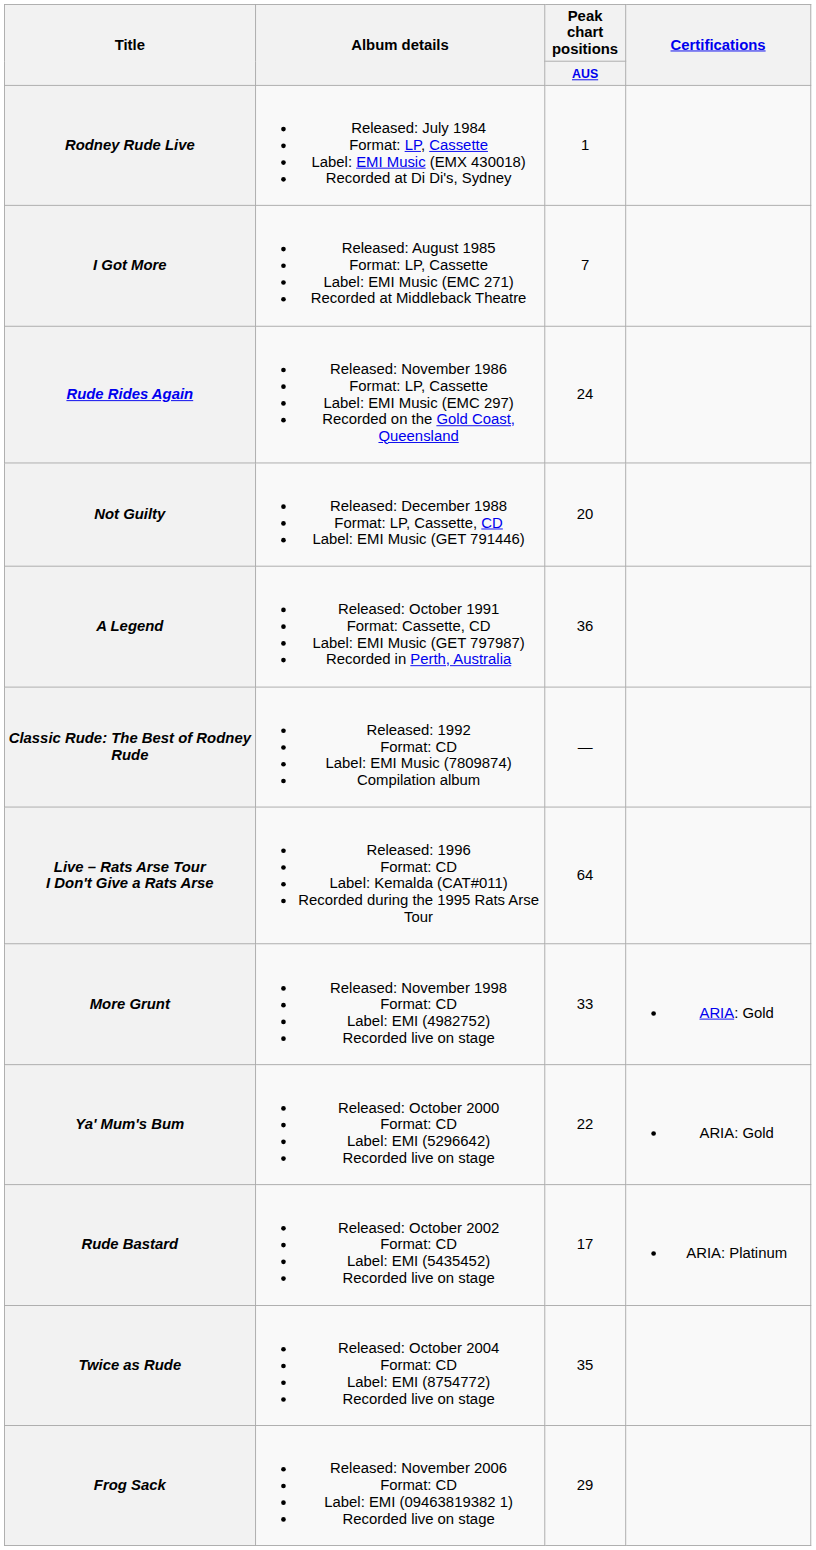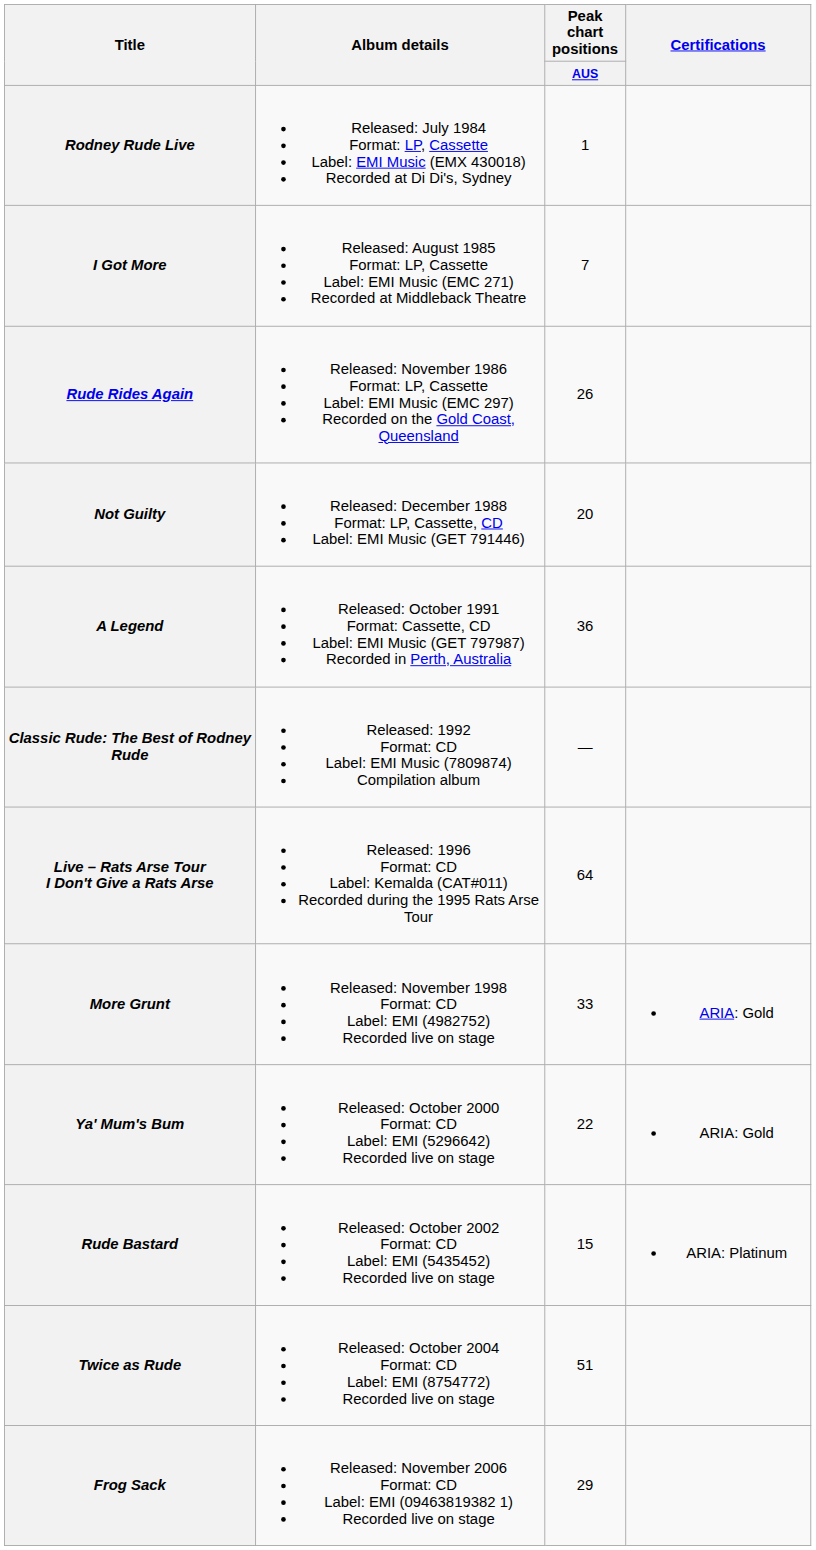(585, 394) 24 -> (585, 394) 26
(585, 1244) 17 -> (585, 1244) 15
(585, 1365) 35 -> (585, 1365) 51
